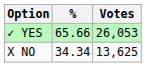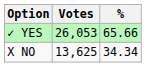columns swapped: (117, 14) <-> (73, 14)
